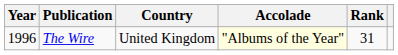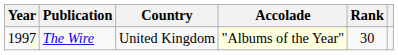(22, 38) 1996 -> (22, 38) 1997
(367, 38) 31 -> (367, 38) 30
